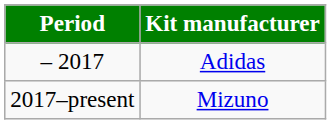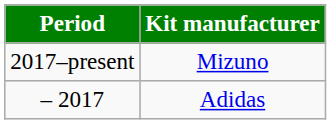rows swapped: (72, 61) <-> (72, 99)
